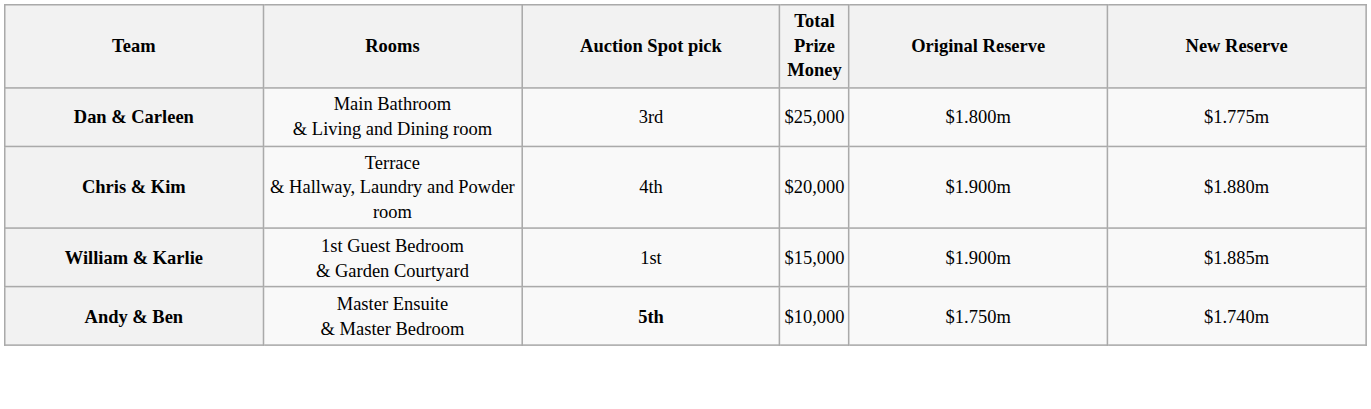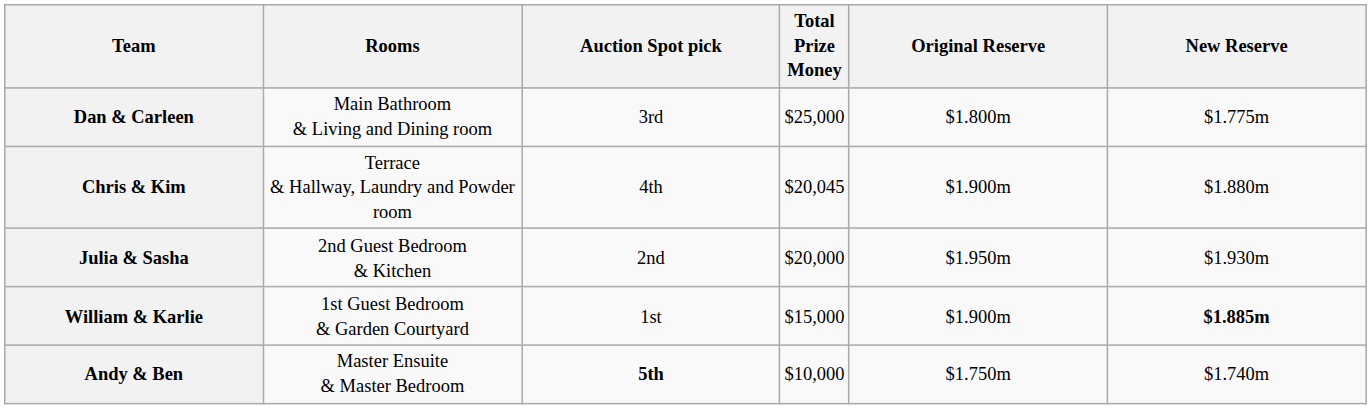(815, 187) $20,000 -> (815, 187) $20,045
+ row: (134, 258)
(1237, 258) normal -> (1237, 316) bold
